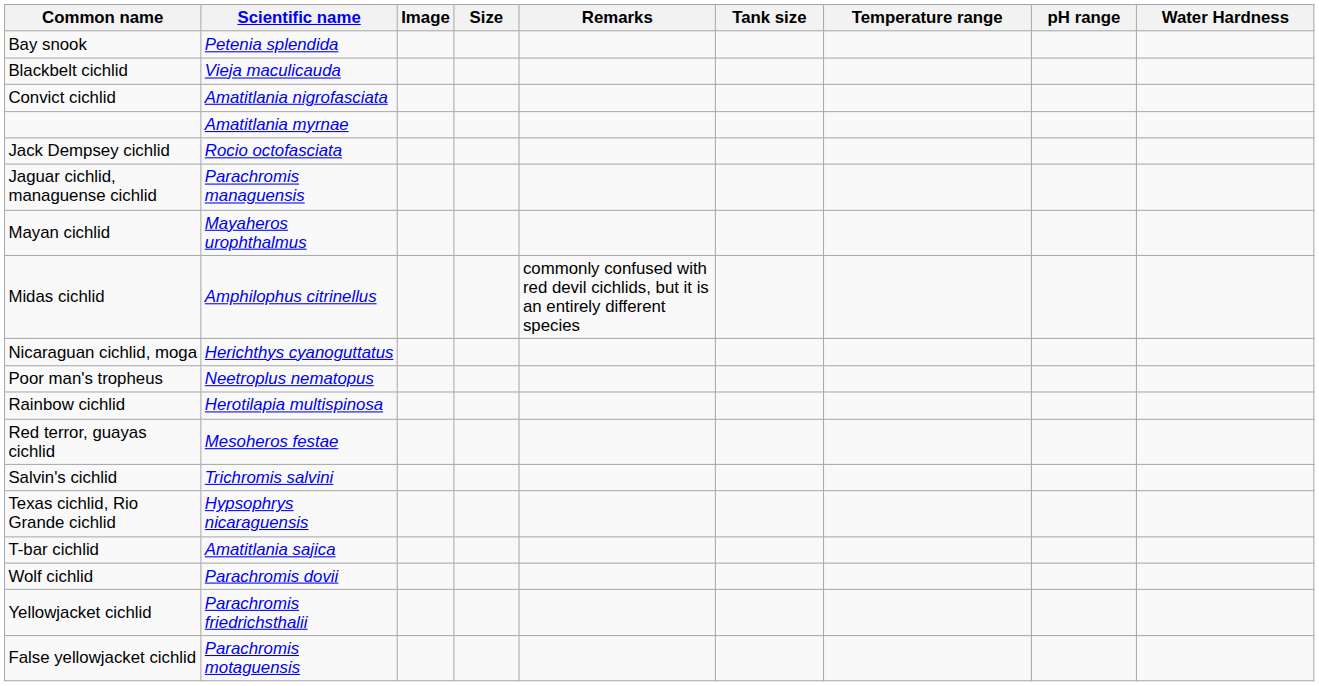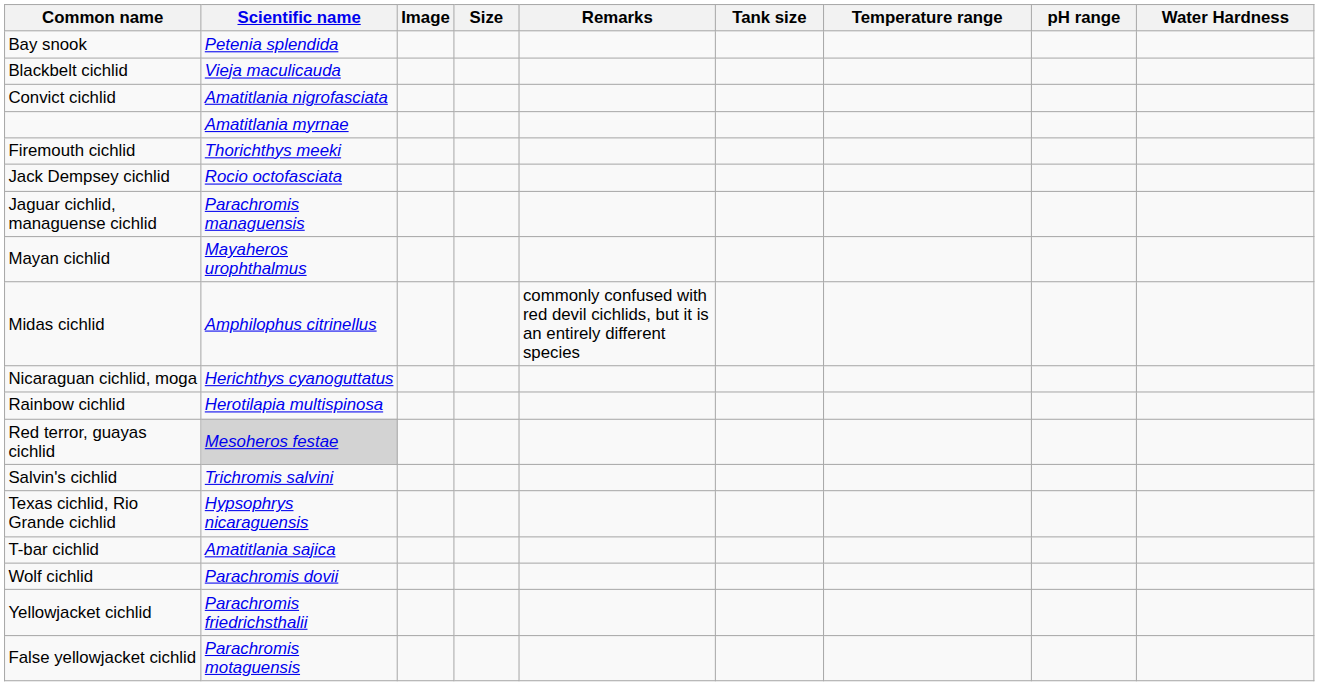+ row: (72, 151)
- row: (86, 378)
(272, 441) no background -> (272, 441) lightgrey background
